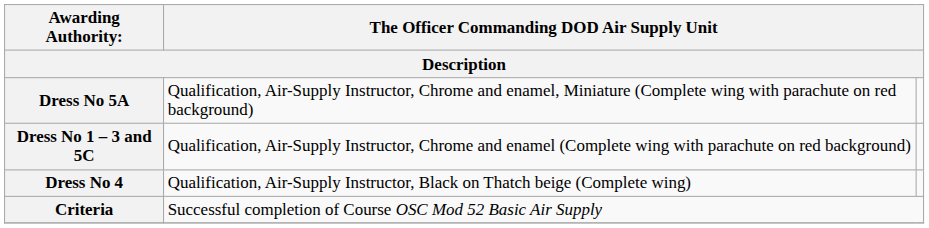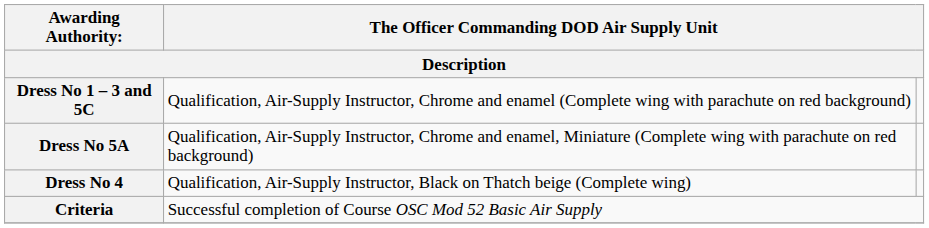rows swapped: (84, 146) <-> (84, 100)
